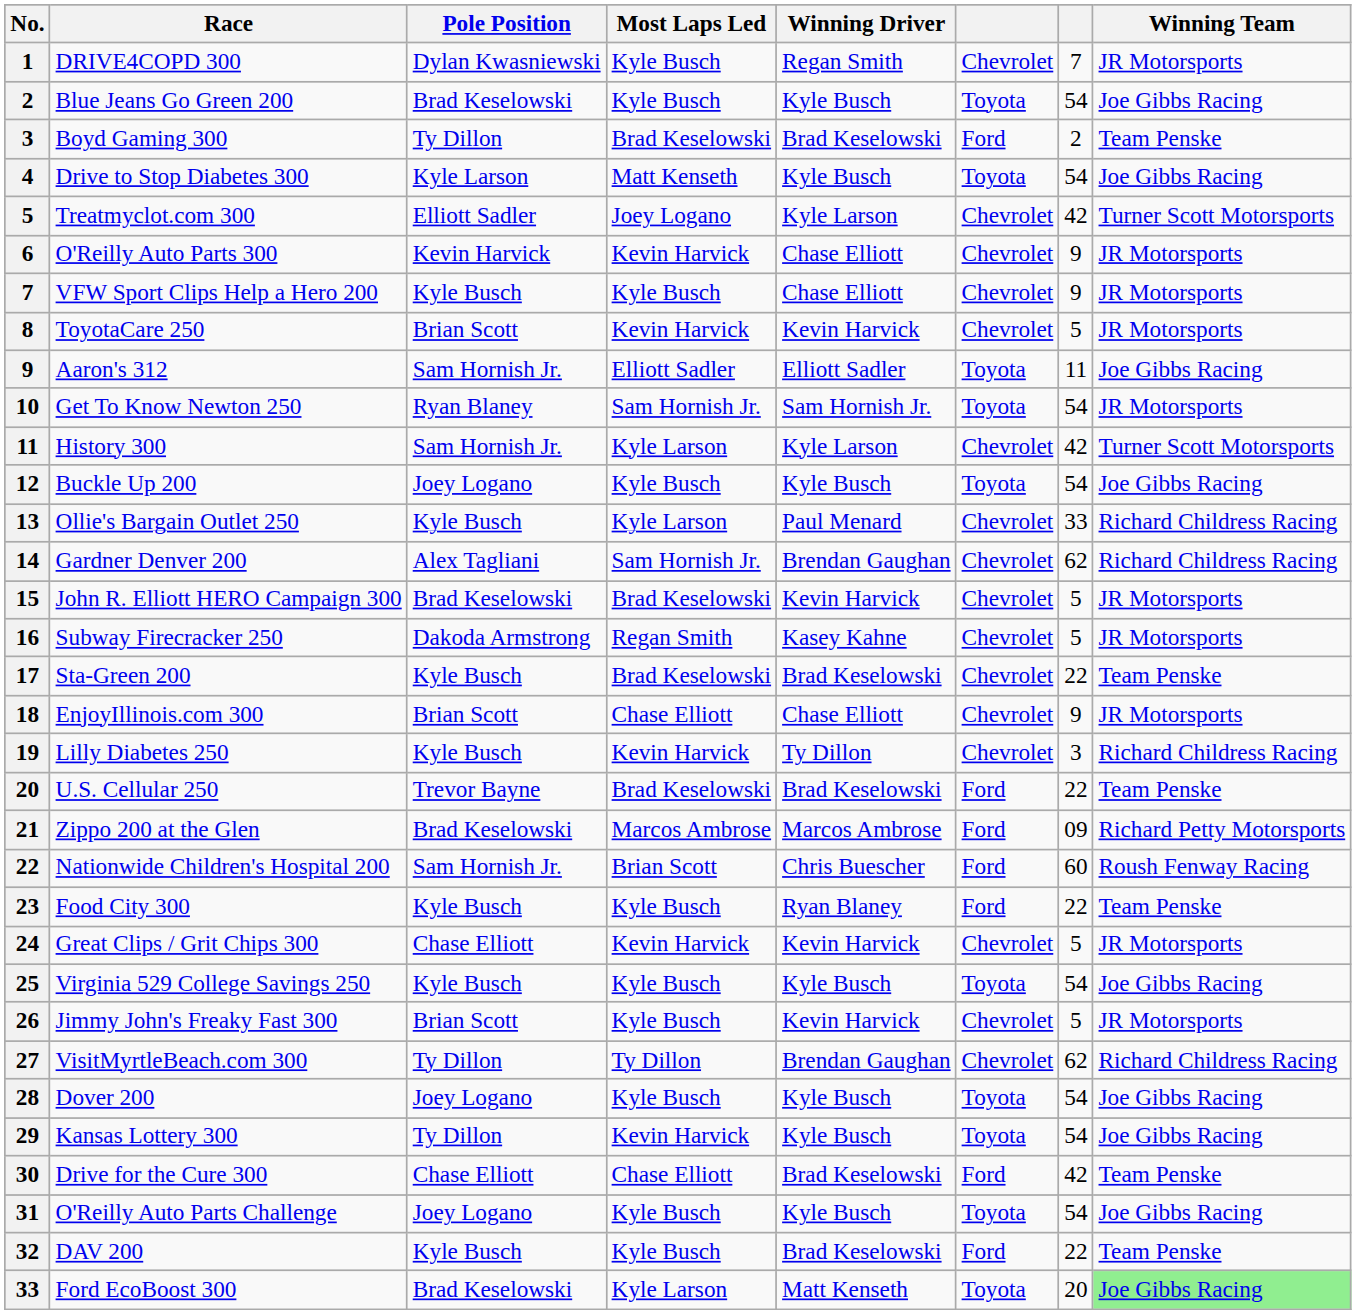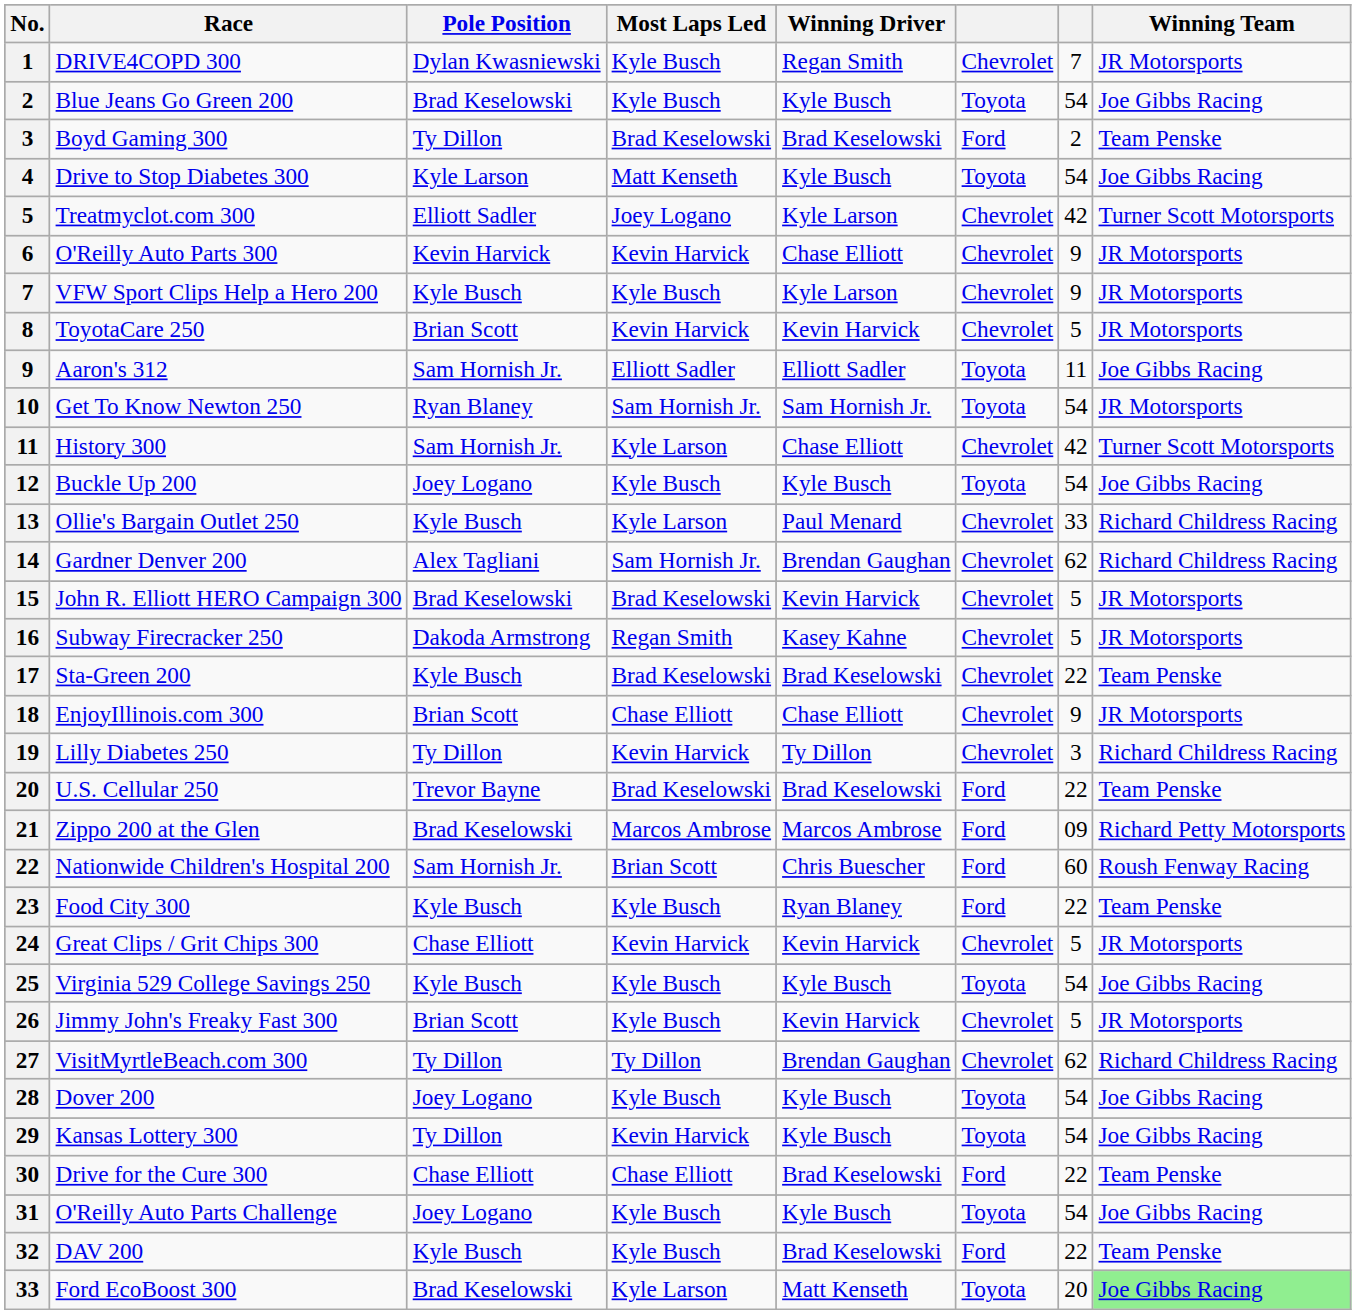(842, 291) Chase Elliott -> (840, 291) Kyle Larson
(840, 445) Kyle Larson -> (842, 445) Chase Elliott
(467, 752) Kyle Busch -> (457, 752) Ty Dillon
(1076, 1174) 42 -> (1076, 1174) 22
